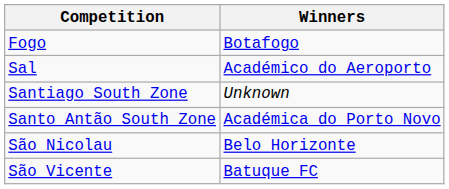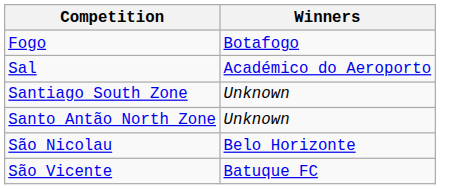+ row: (112, 120)
- row: (112, 120)
